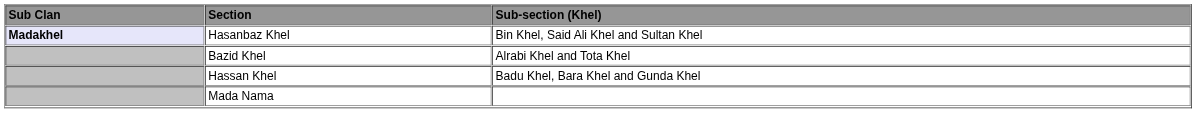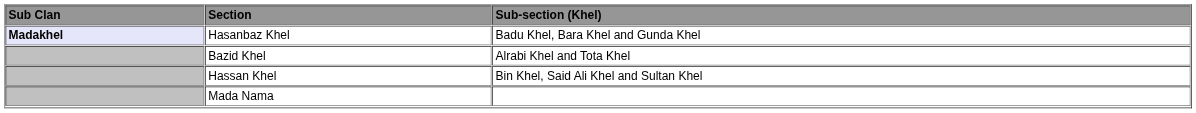(599, 35) Bin Khel, Said Ali Khel and Sultan Khel -> (598, 35) Badu Khel, Bara Khel and Gunda Khel
(598, 76) Badu Khel, Bara Khel and Gunda Khel -> (599, 76) Bin Khel, Said Ali Khel and Sultan Khel
